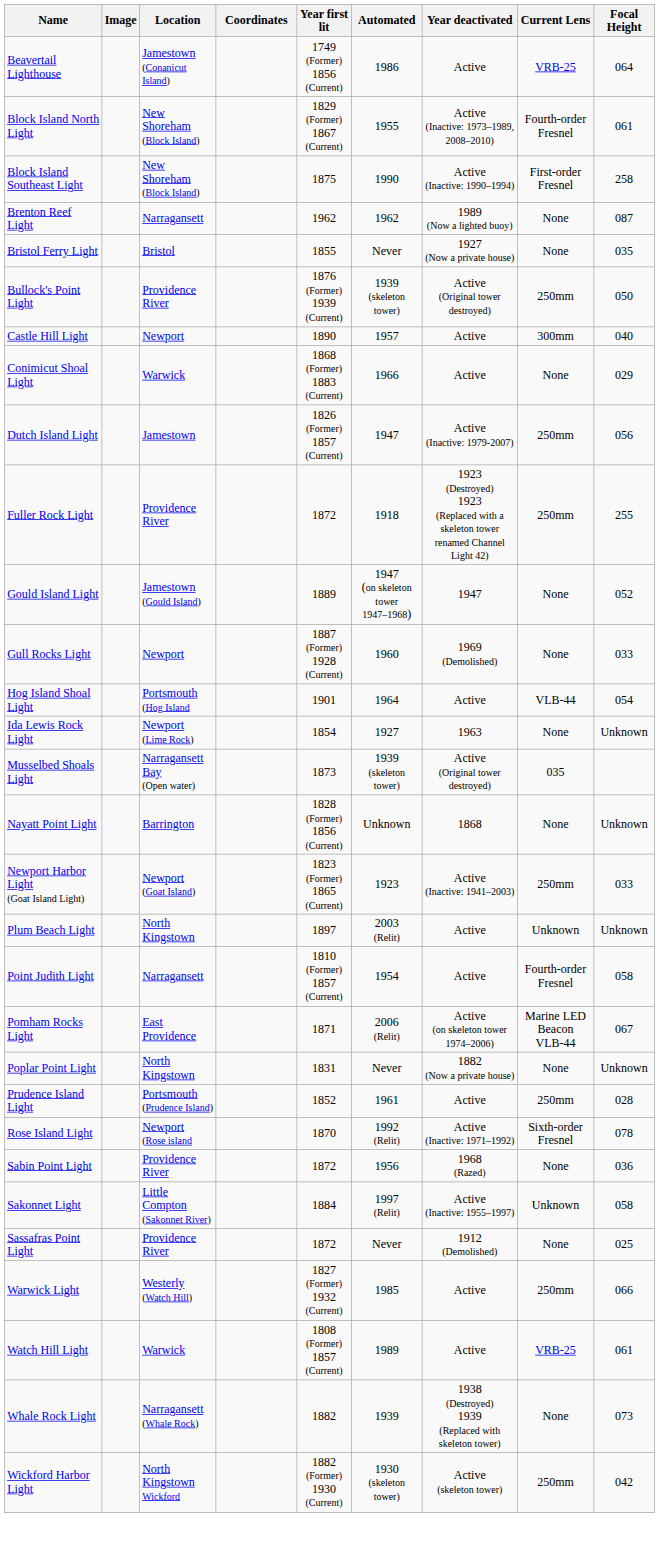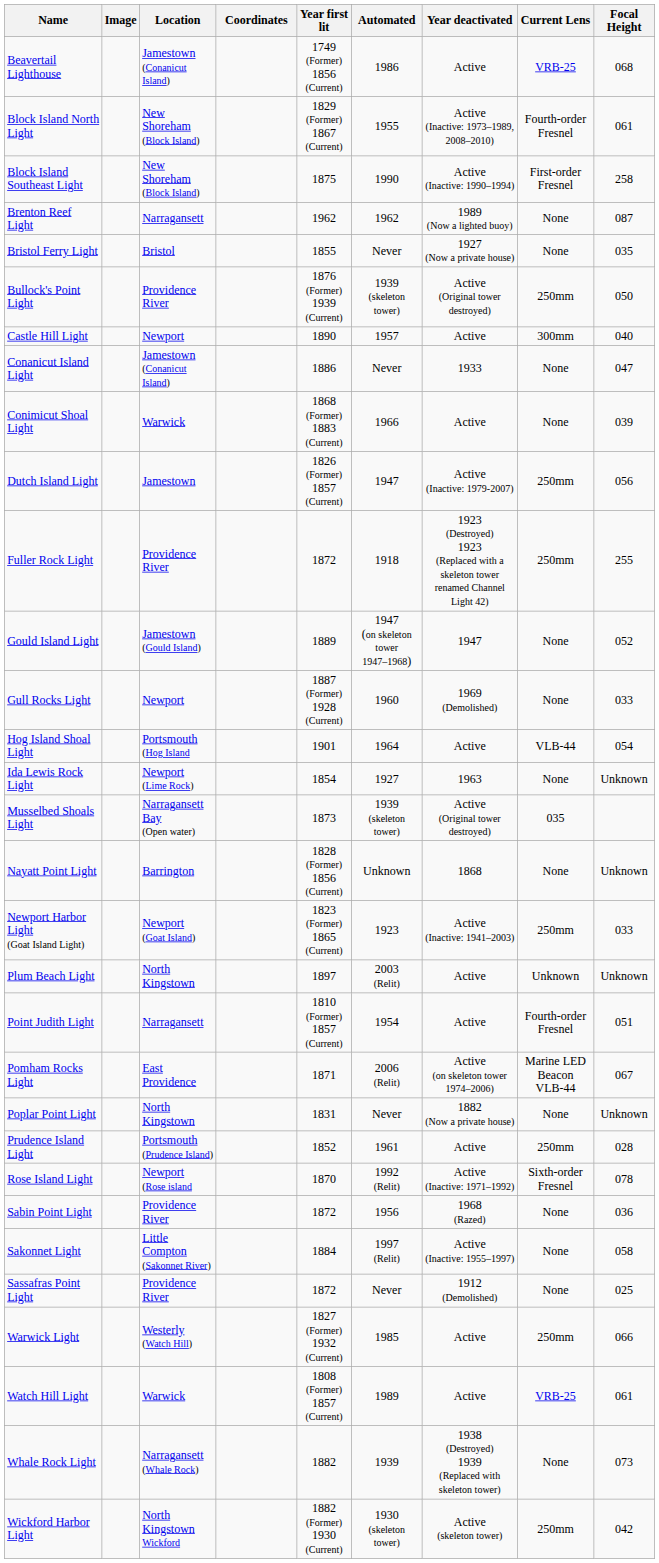(624, 66) 064 -> (624, 66) 068
+ row: (48, 368)
(624, 375) 029 -> (624, 421) 039
(624, 976) 058 -> (624, 1022) 051
(555, 1205) Unknown -> (555, 1251) None
